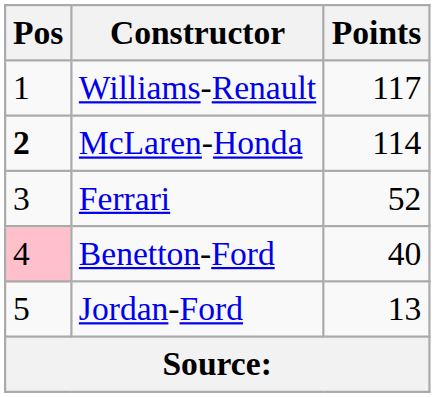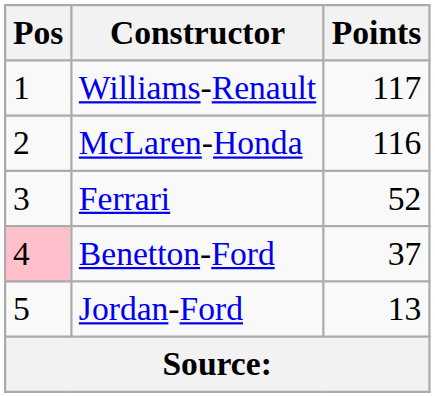(21, 143) bold -> (21, 143) normal
(397, 143) 114 -> (397, 143) 116
(405, 253) 40 -> (405, 253) 37
